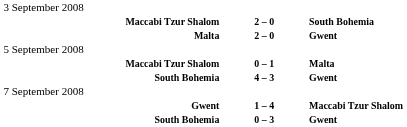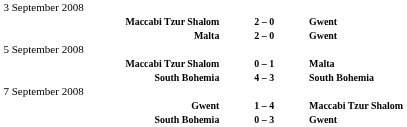(341, 21) South Bohemia -> (323, 21) Gwent
(323, 77) Gwent -> (341, 77) South Bohemia
